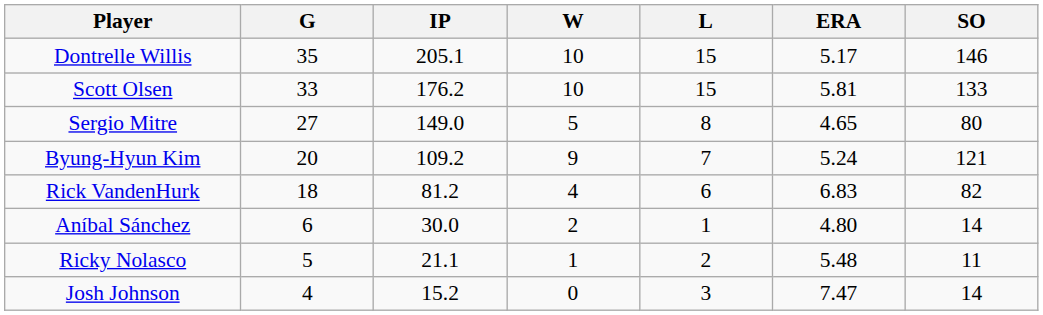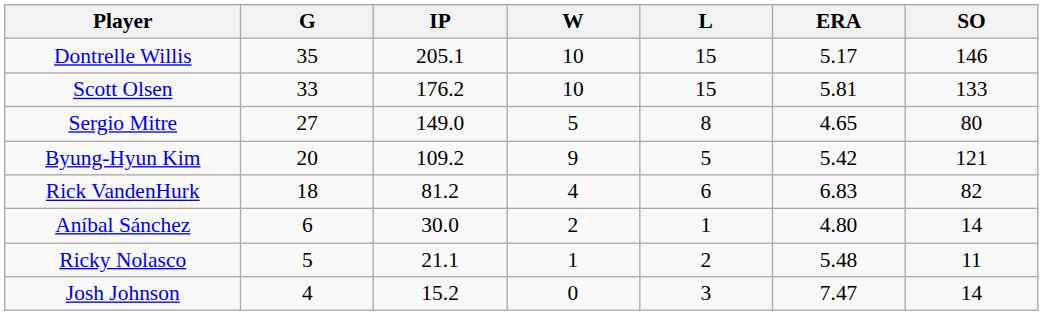(706, 157) 7 -> (706, 157) 5
(839, 157) 5.24 -> (839, 157) 5.42
